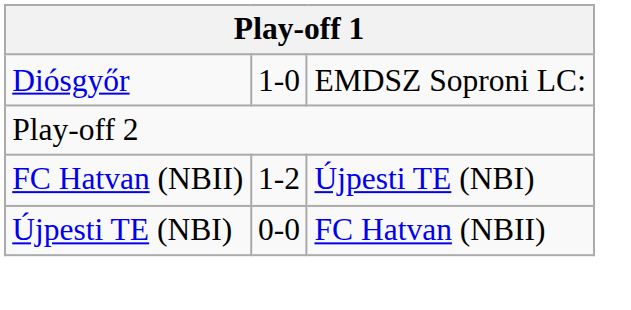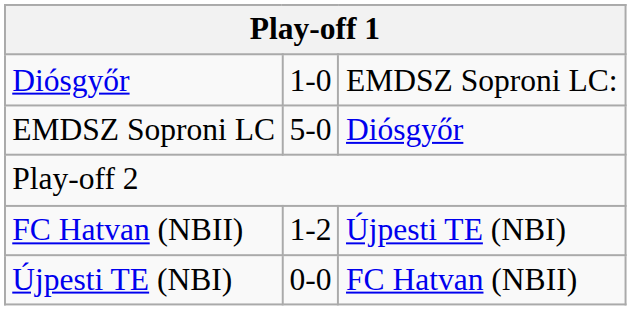+ row: (144, 129)
